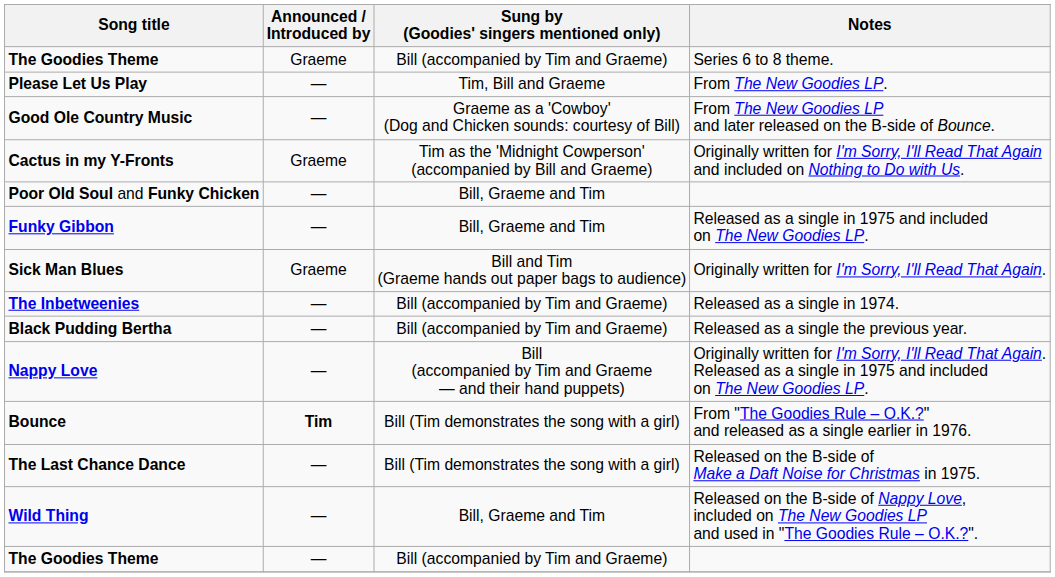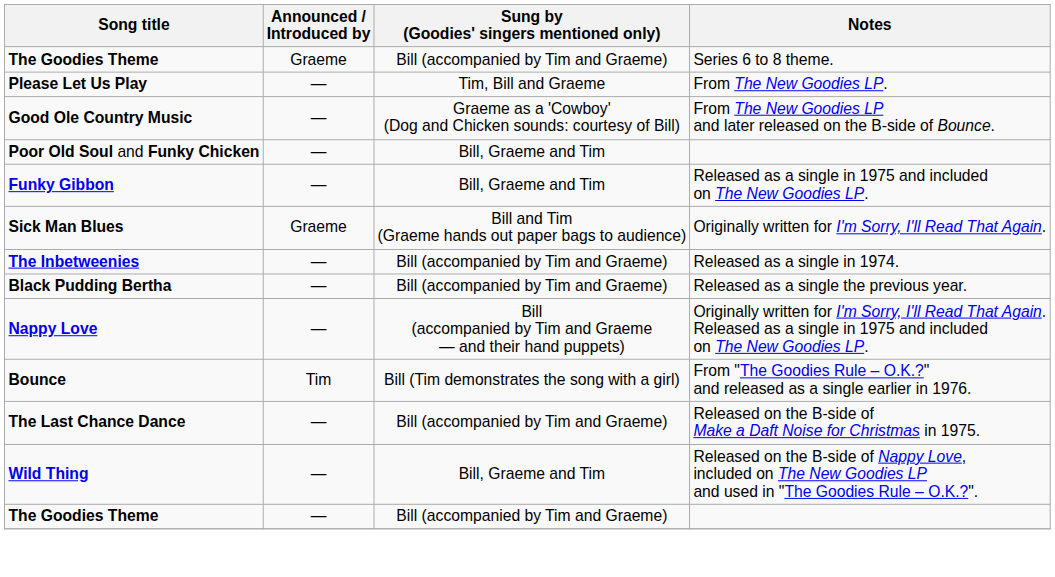- row: (91, 160)
(319, 422) bold -> (319, 380) normal
(532, 465) Bill (Tim demonstrates the song with a girl) -> (532, 422) Bill (accompanied by Tim and Graeme)
